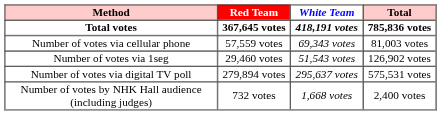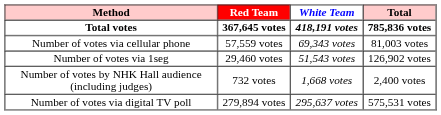rows swapped: (111, 74) <-> (111, 95)
